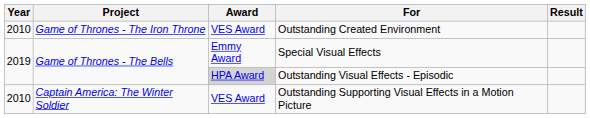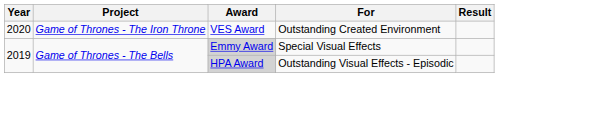(19, 30) 2010 -> (19, 30) 2020
(226, 53) no background -> (242, 47) lightgrey background
- row: (396, 99)
